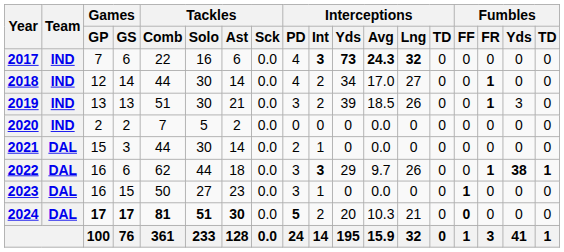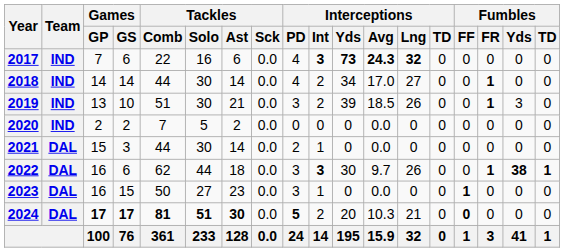(98, 81) 12 -> (98, 81) 14
(126, 103) 13 -> (126, 103) 10
(348, 170) 29 -> (348, 170) 30
